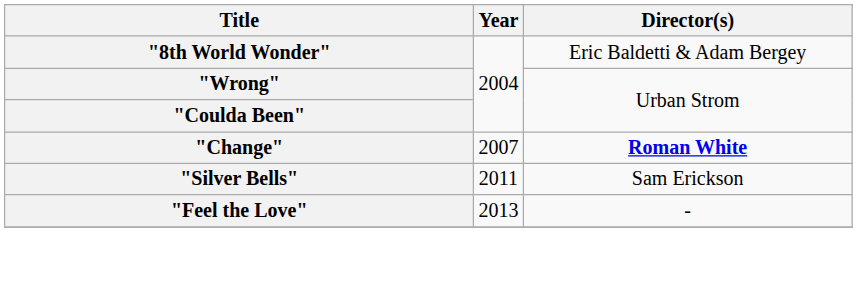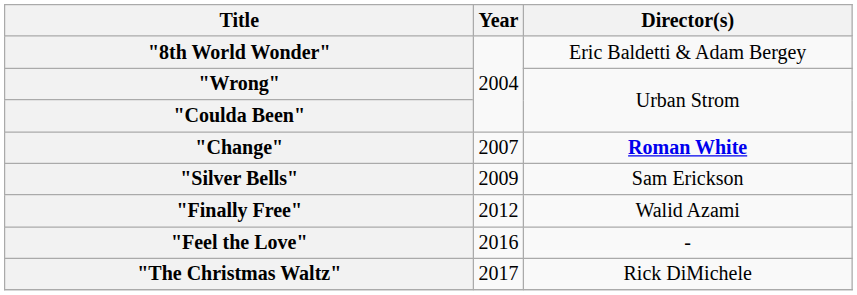(498, 178) 2011 -> (498, 178) 2009
+ row: (239, 210)
(498, 210) 2013 -> (498, 242) 2016
+ row: (239, 274)
